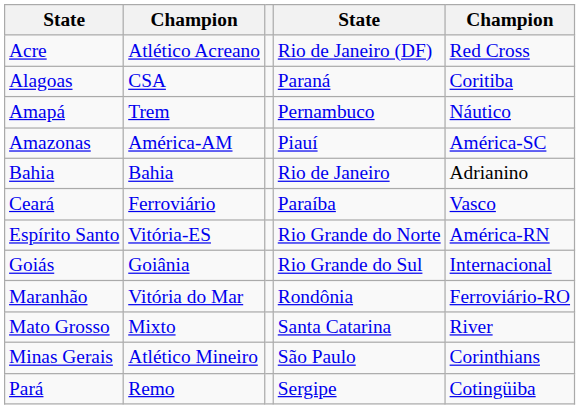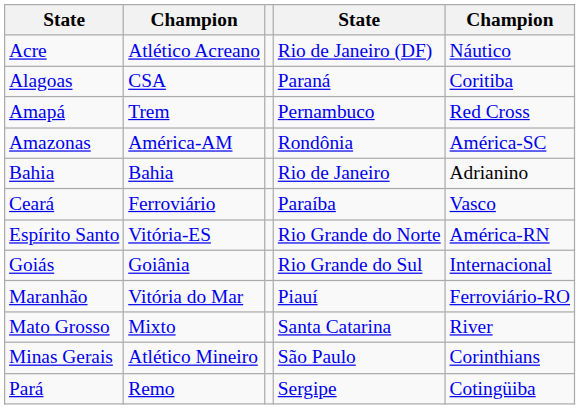(490, 50) Red Cross -> (480, 50) Náutico
(480, 111) Náutico -> (490, 111) Red Cross
(298, 142) Piauí -> (315, 142) Rondônia
(315, 296) Rondônia -> (298, 296) Piauí
